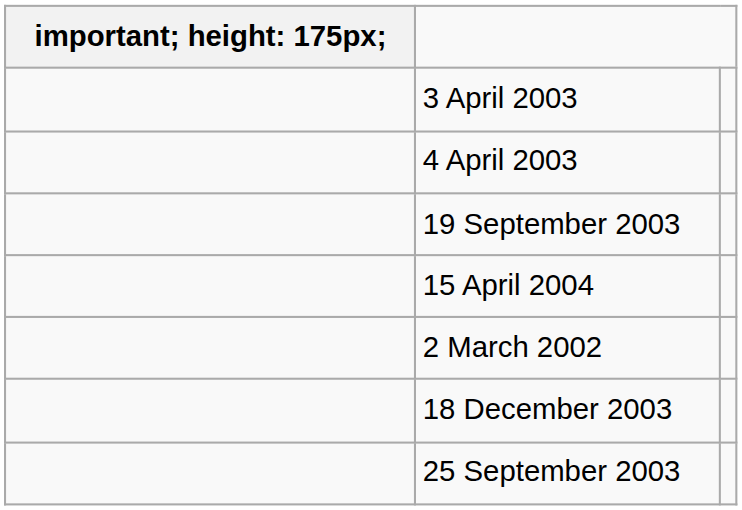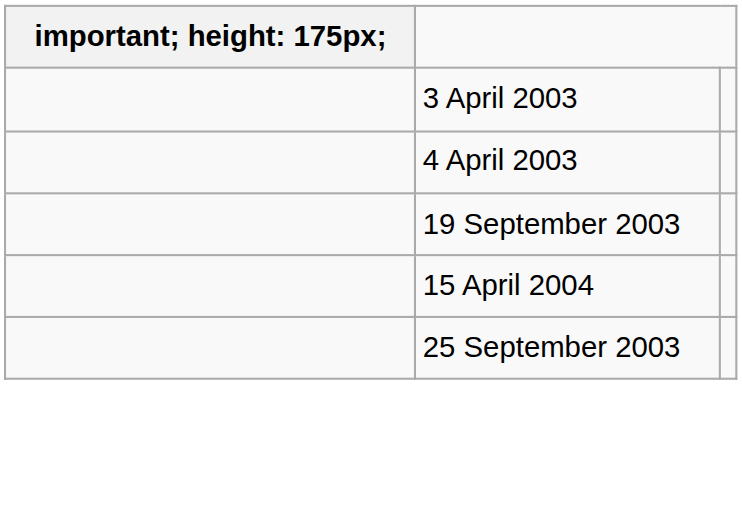- row: (512, 347)
- row: (548, 409)
